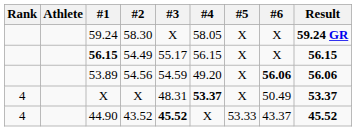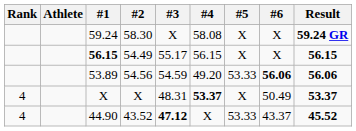(207, 34) 58.05 -> (207, 34) 58.08
(242, 75) X -> (242, 75) 53.33
(173, 116) 45.52 -> (173, 116) 47.12
